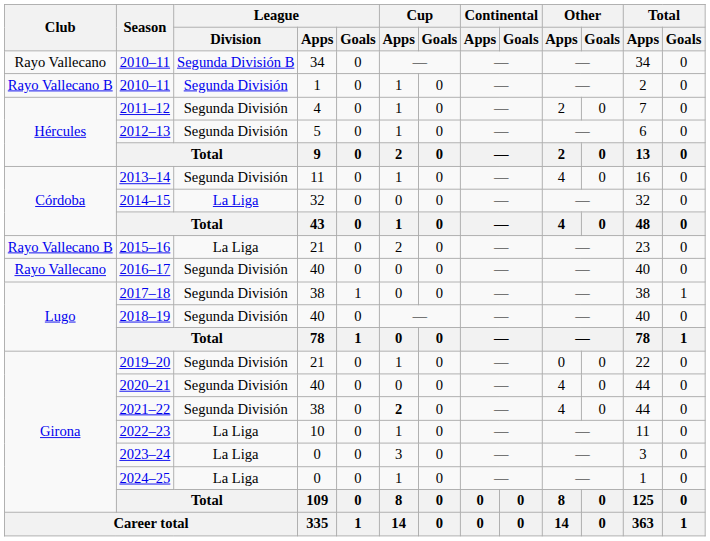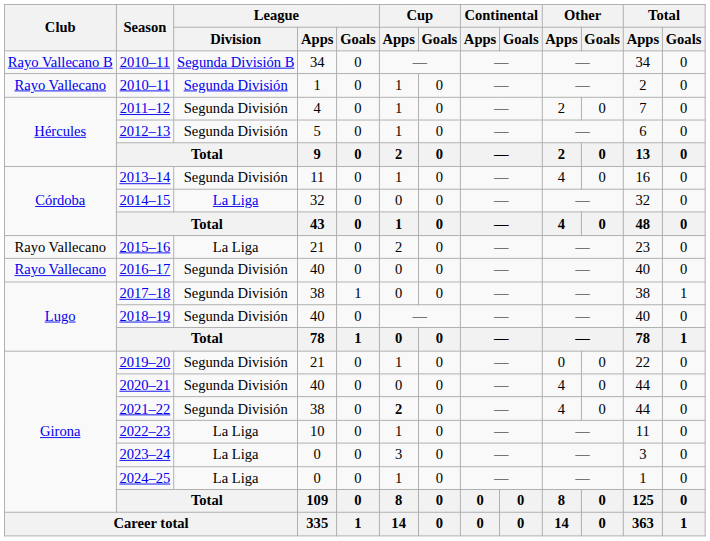(60, 62) Rayo Vallecano -> (60, 62) Rayo Vallecano B
(60, 85) Rayo Vallecano B -> (60, 85) Rayo Vallecano
(60, 246) Rayo Vallecano B -> (60, 246) Rayo Vallecano
